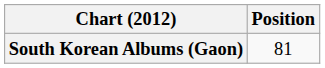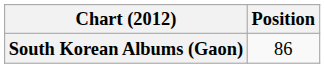(283, 48) 81 -> (283, 48) 86
